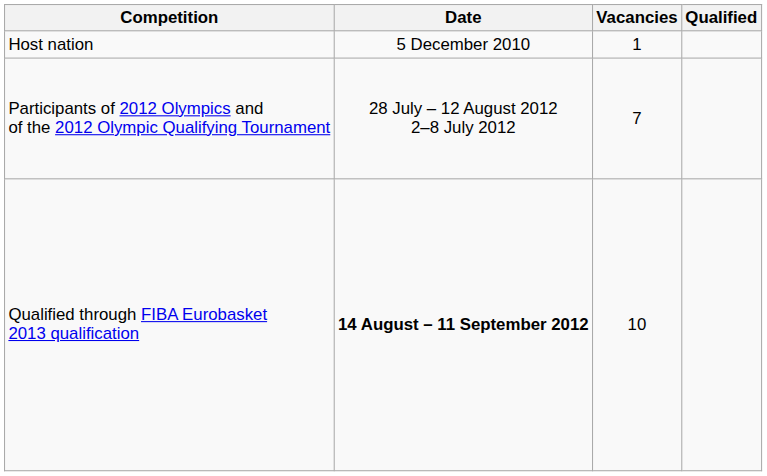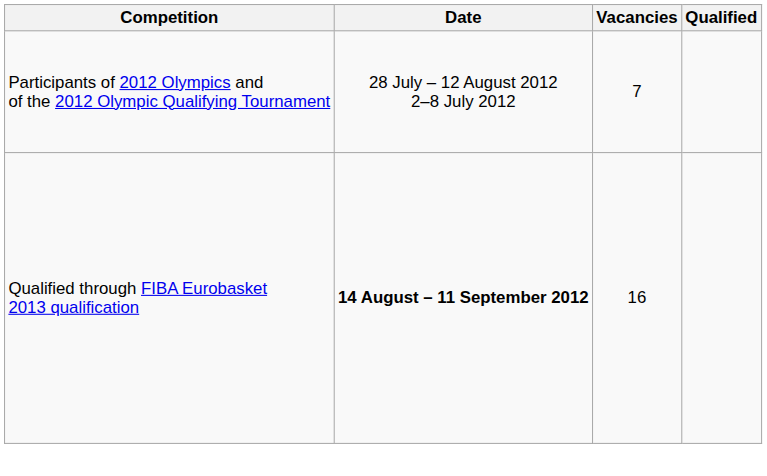- row: (51, 44)
(637, 324) 10 -> (637, 297) 16
